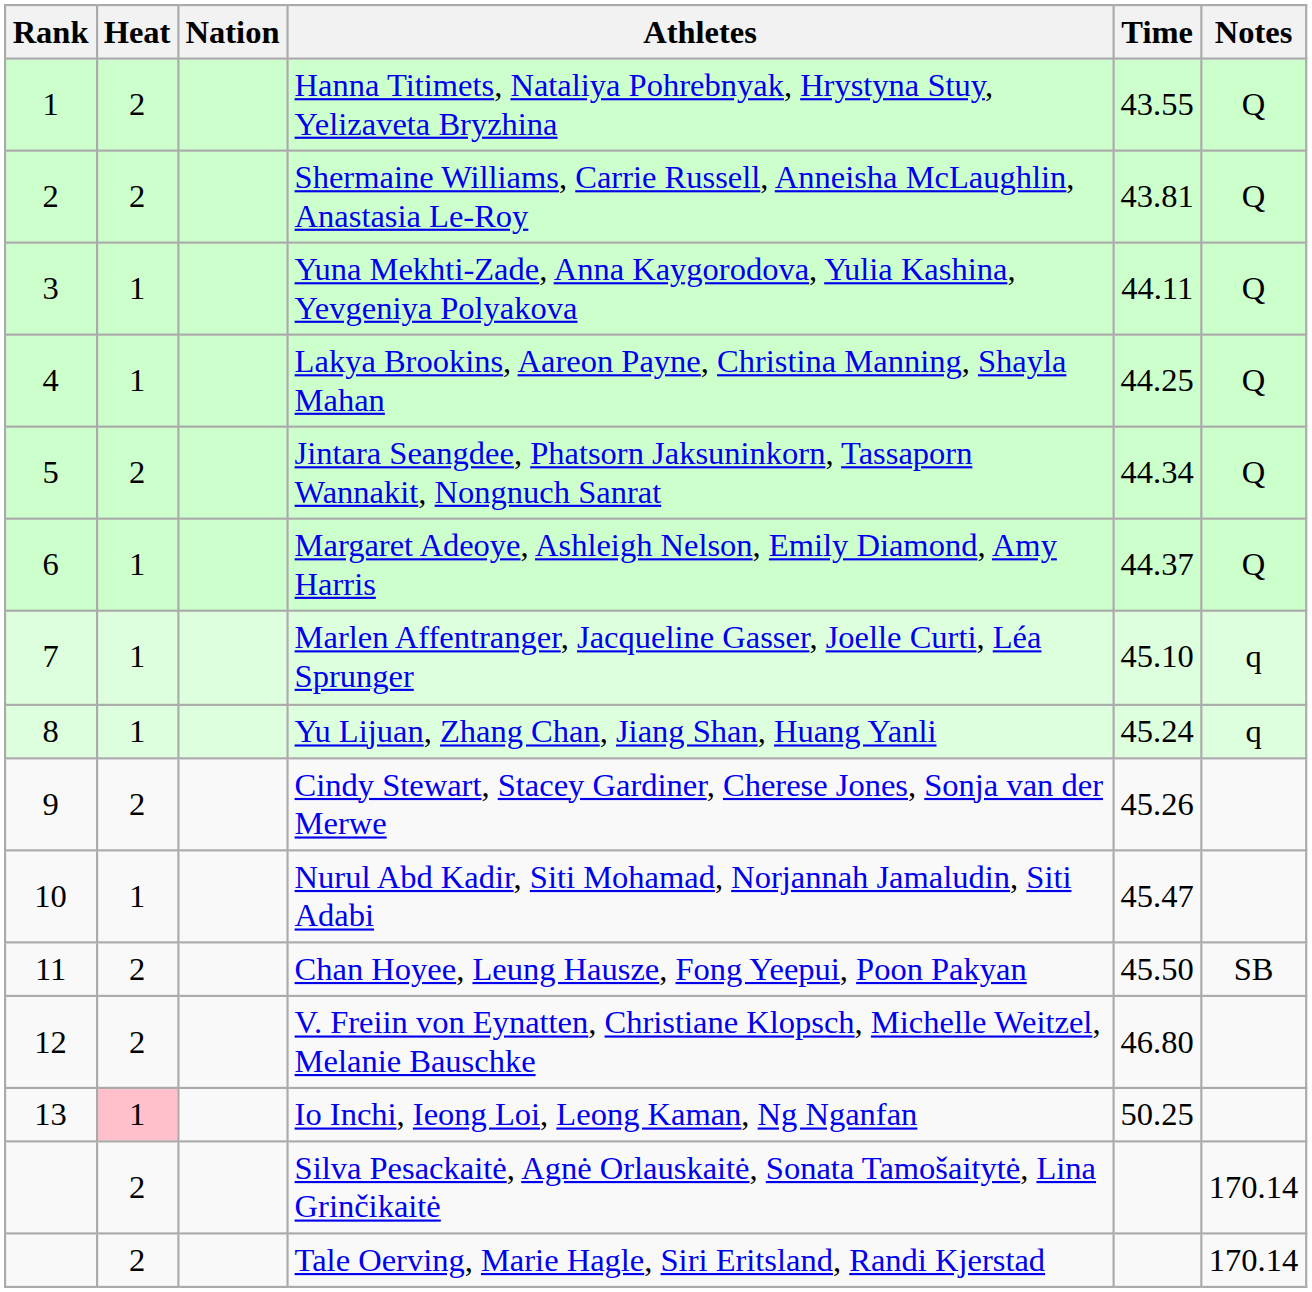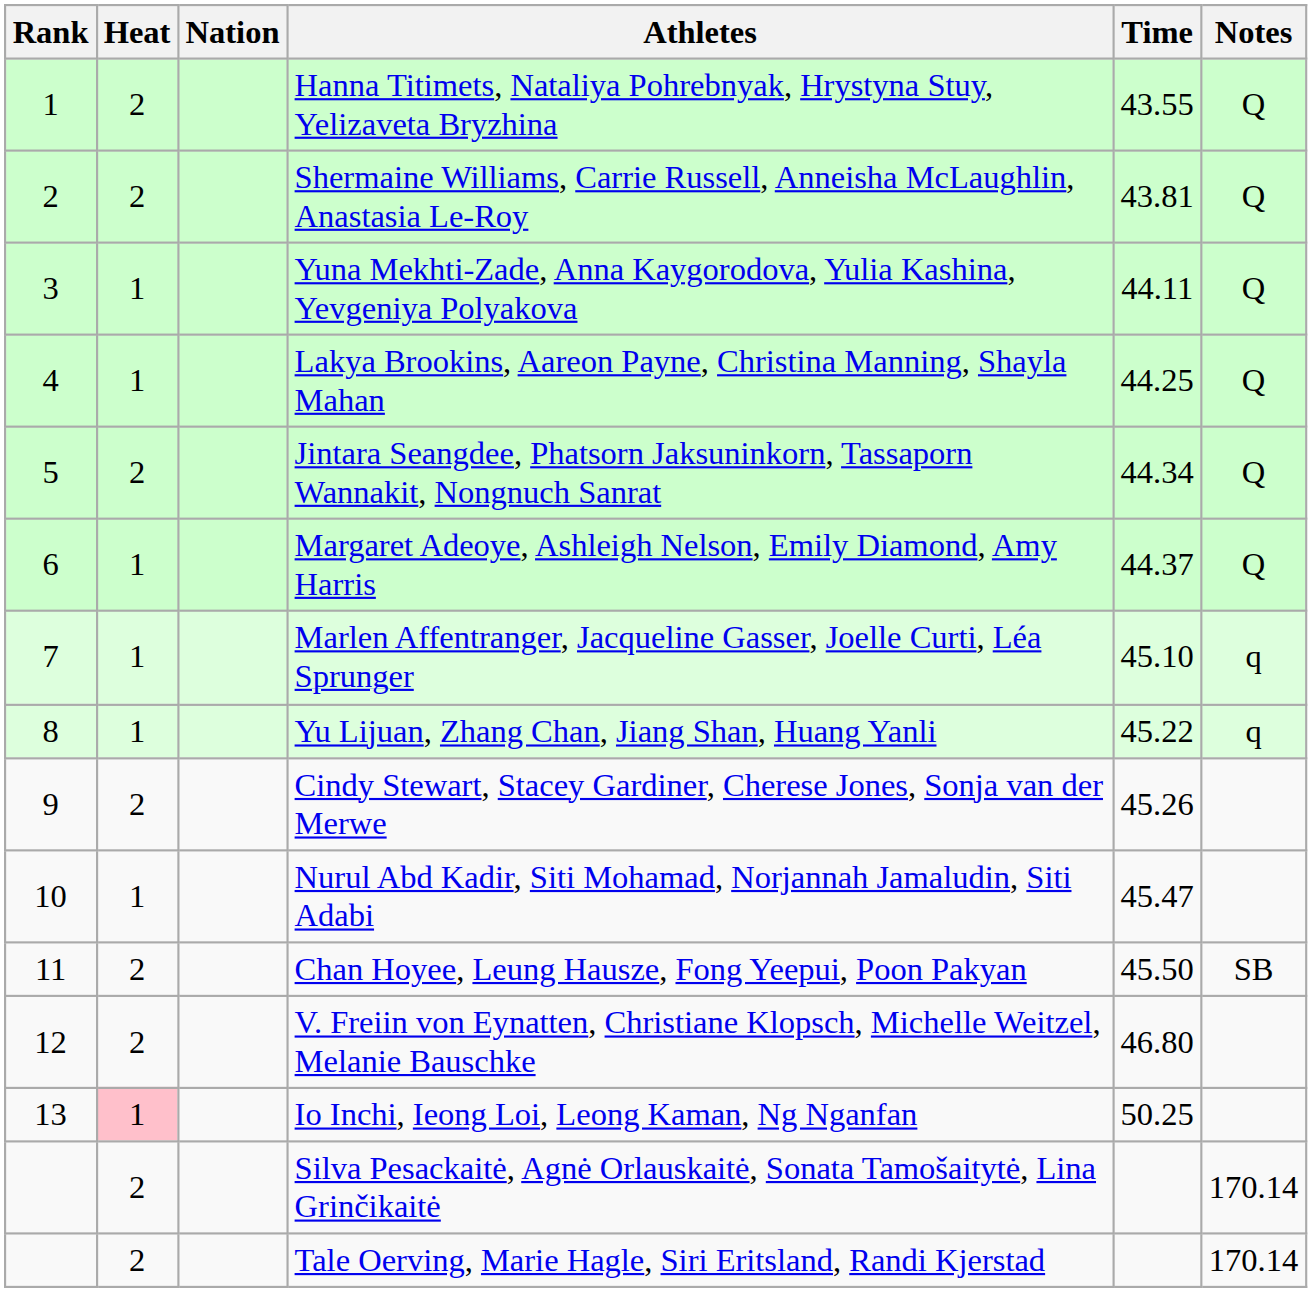(1157, 730) 45.24 -> (1157, 730) 45.22
